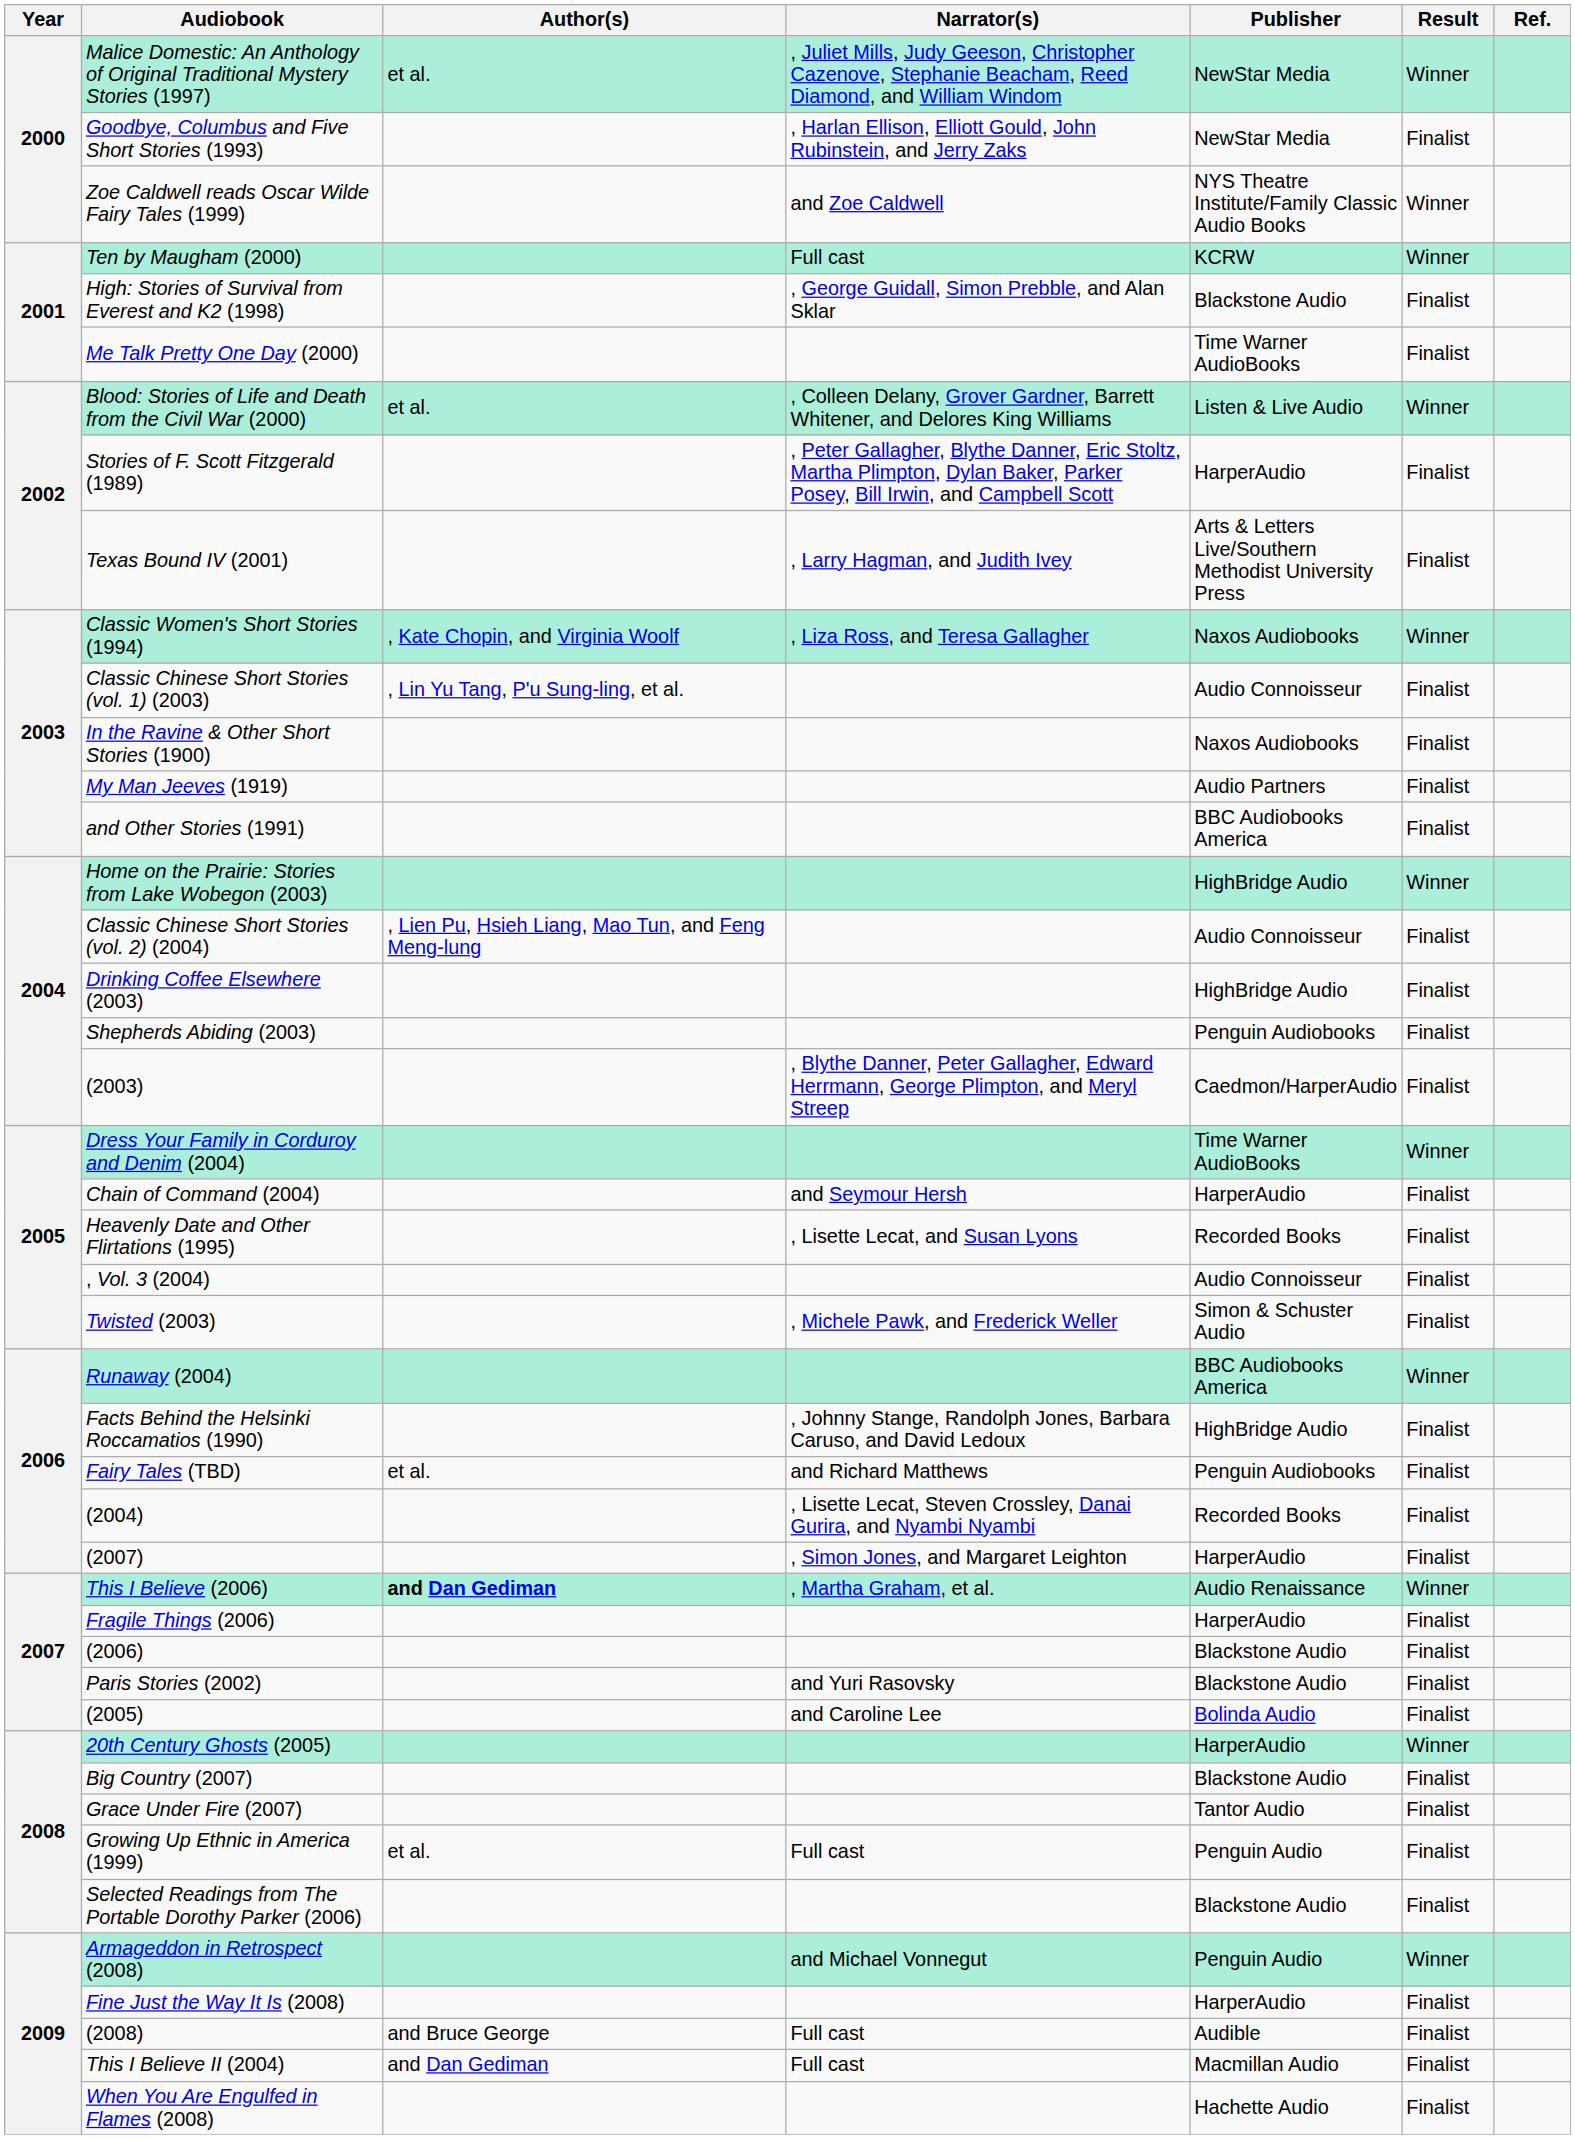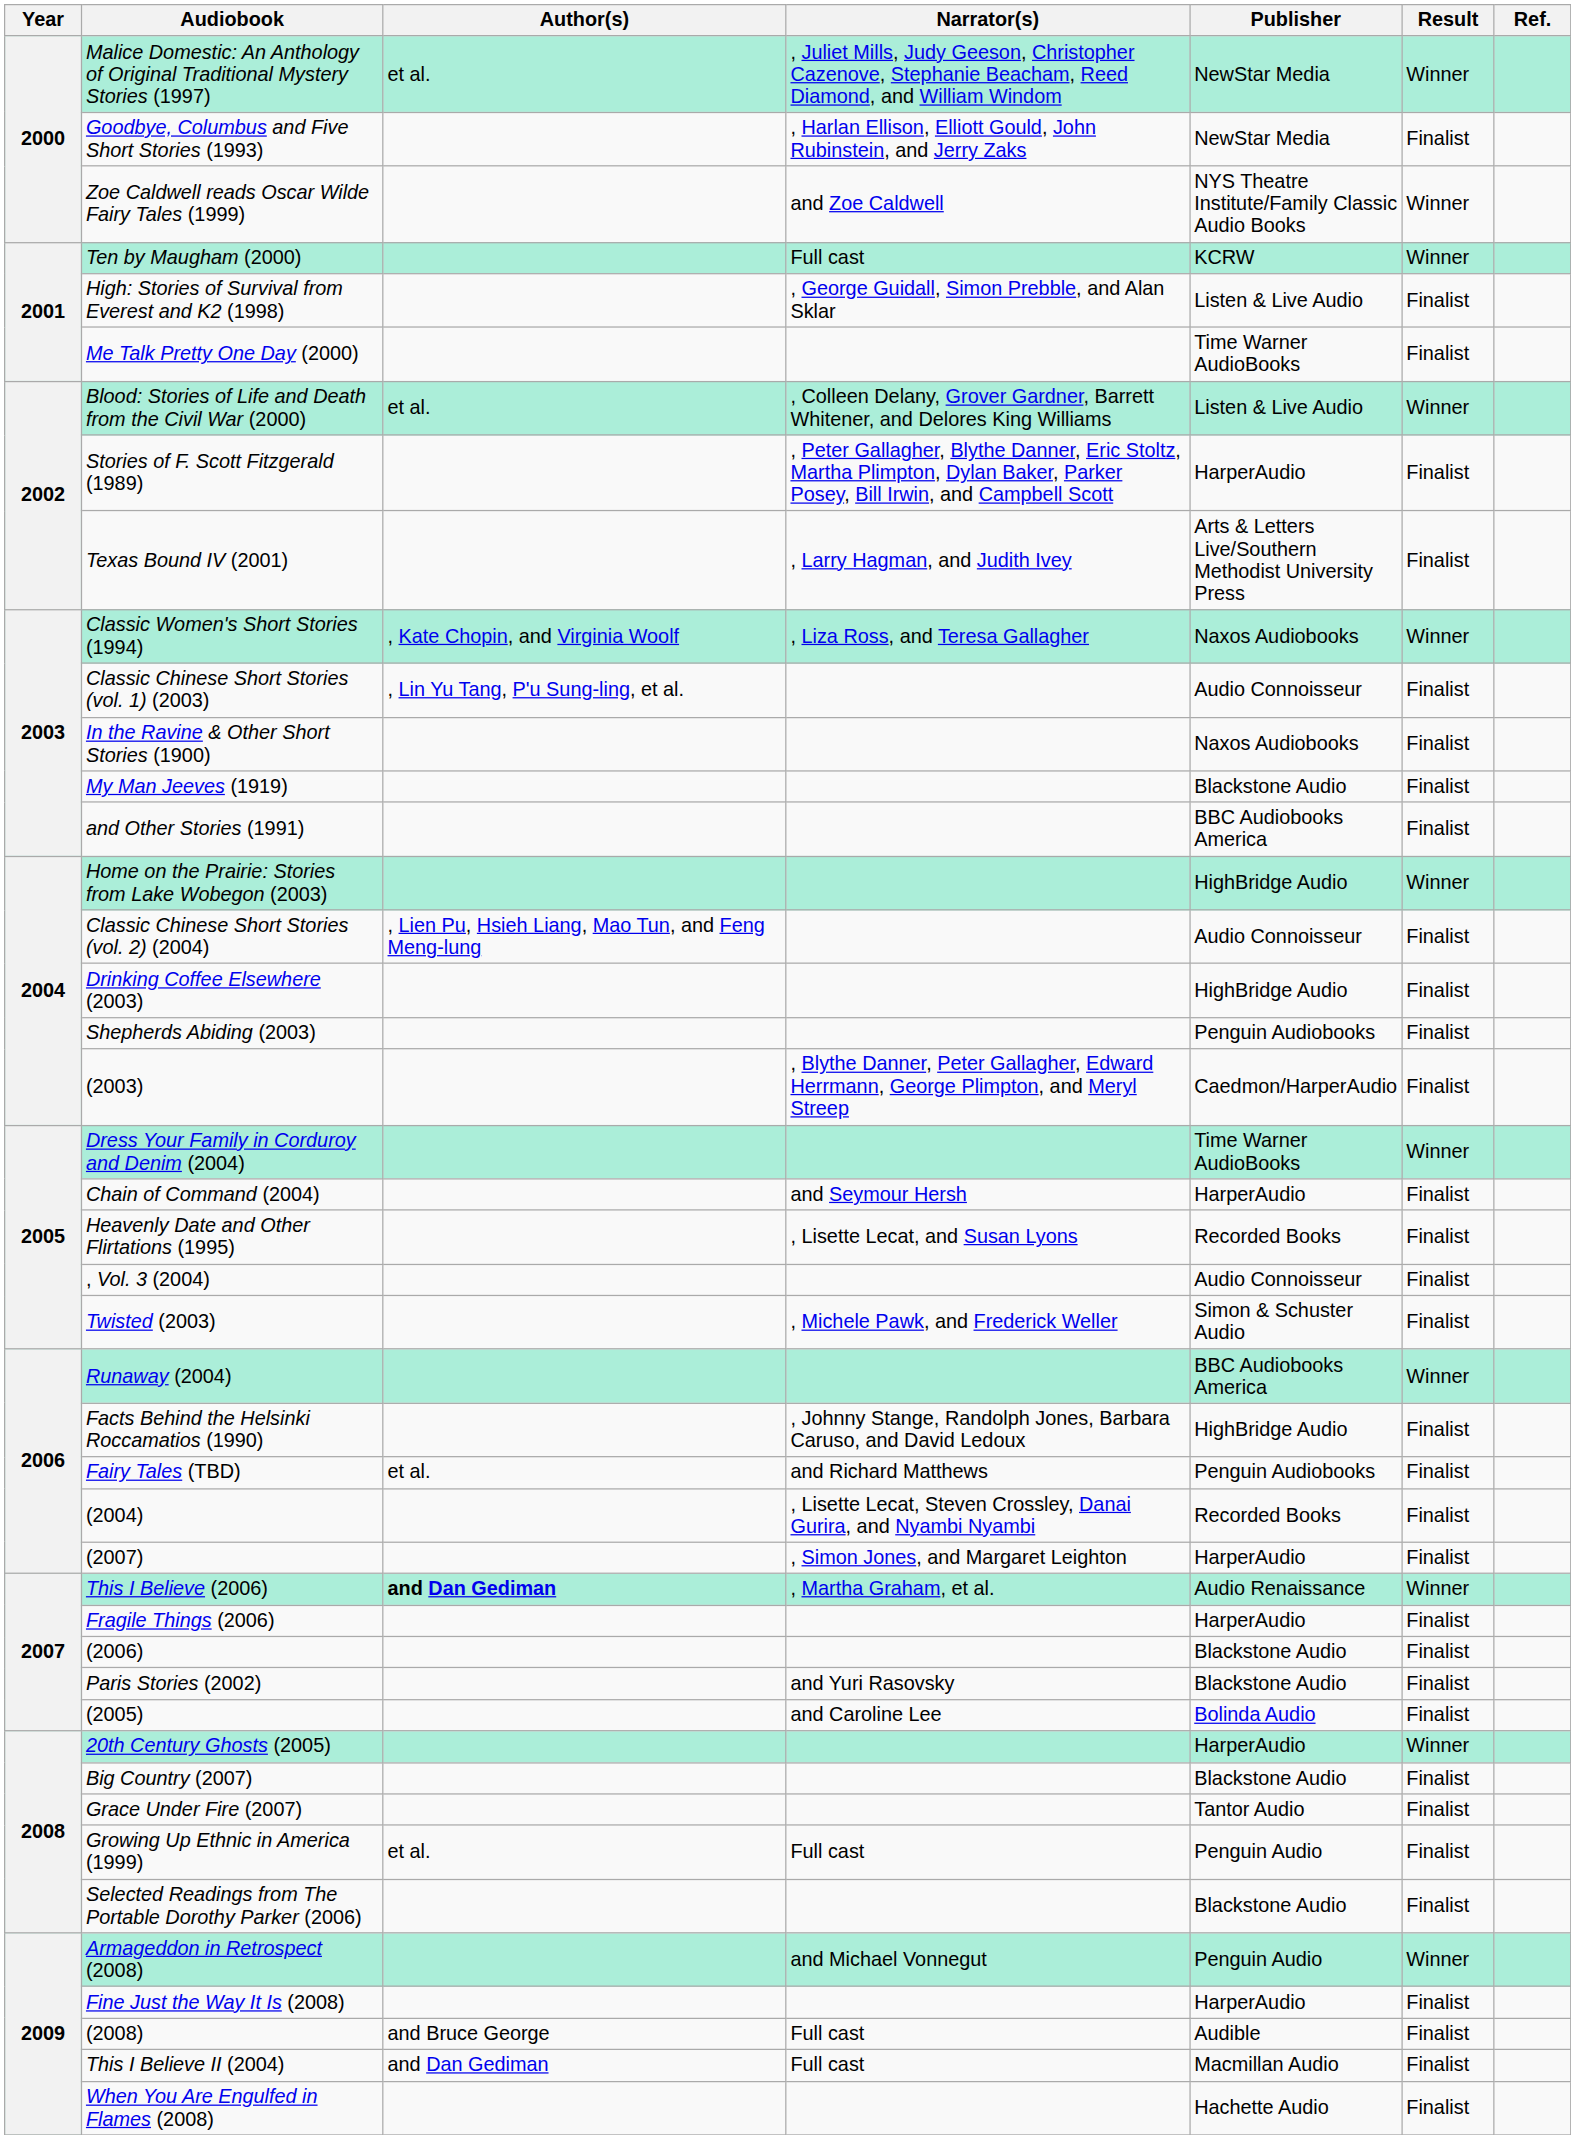(1270, 300) Blackstone Audio -> (1279, 300) Listen & Live Audio
(1260, 786) Audio Partners -> (1270, 786) Blackstone Audio
